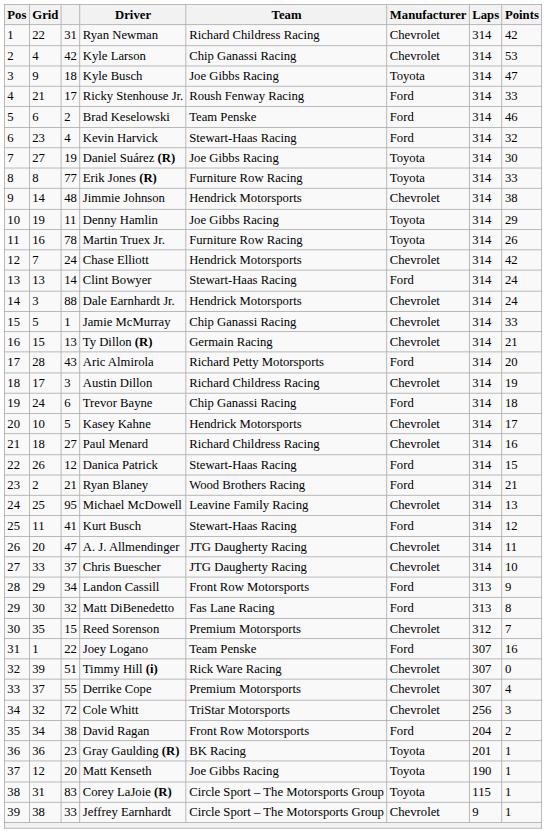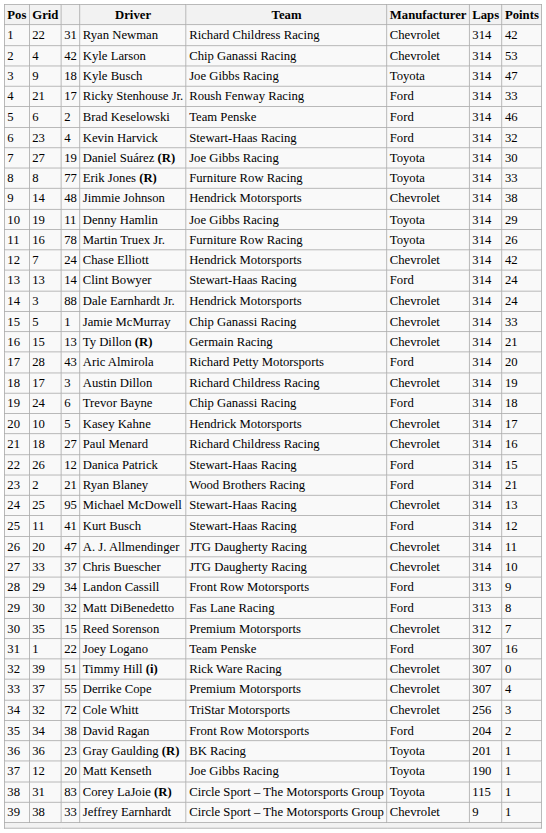(249, 505) Leavine Family Racing -> (243, 505) Stewart-Haas Racing
